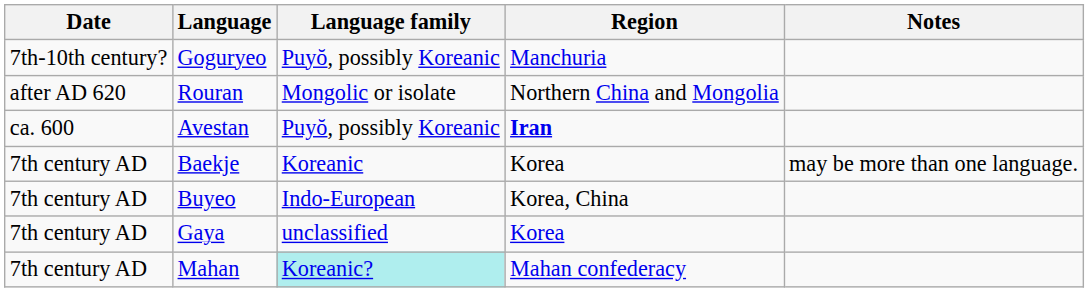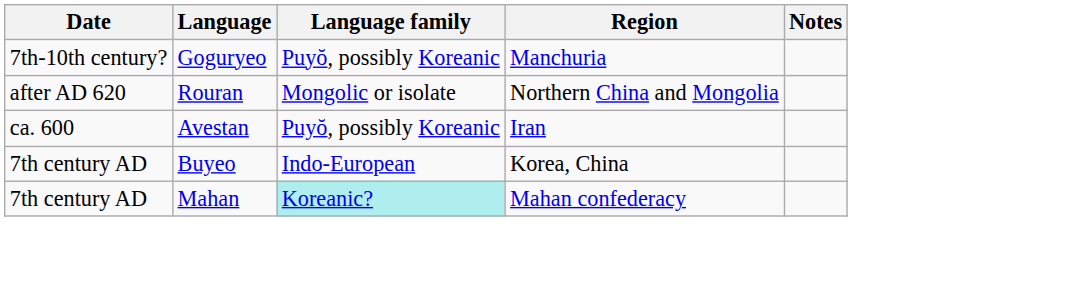(531, 127) bold -> (528, 127) normal
- row: (208, 163)
- row: (201, 233)
